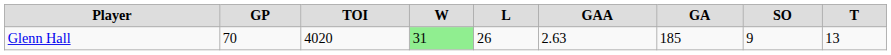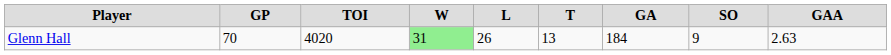columns swapped: (854, 15) <-> (597, 15)
(670, 38) 185 -> (617, 38) 184
